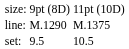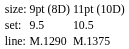rows swapped: (13, 41) <-> (15, 25)
